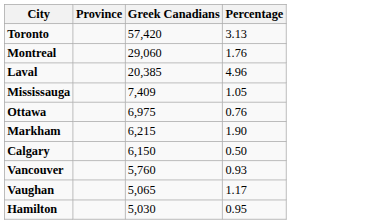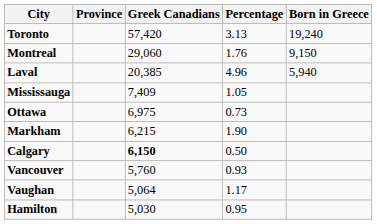+ column: (329, 14)
(236, 111) 0.76 -> (236, 111) 0.73
(142, 151) normal -> (142, 151) bold
(142, 190) 5,065 -> (142, 190) 5,064
